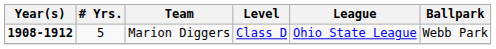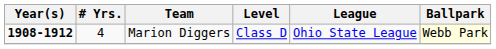(101, 34) 5 -> (101, 34) 4
(455, 34) no background -> (455, 34) lightyellow background
